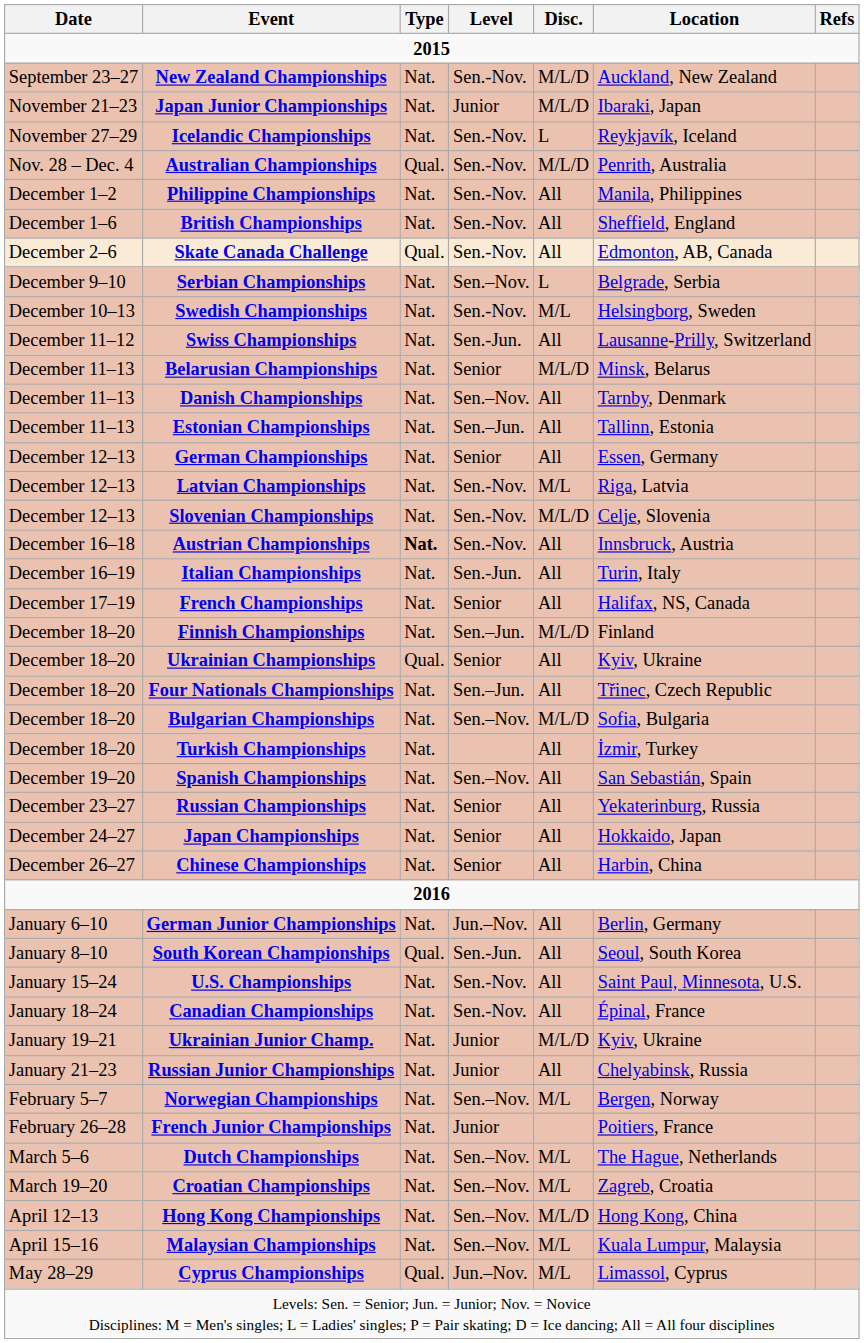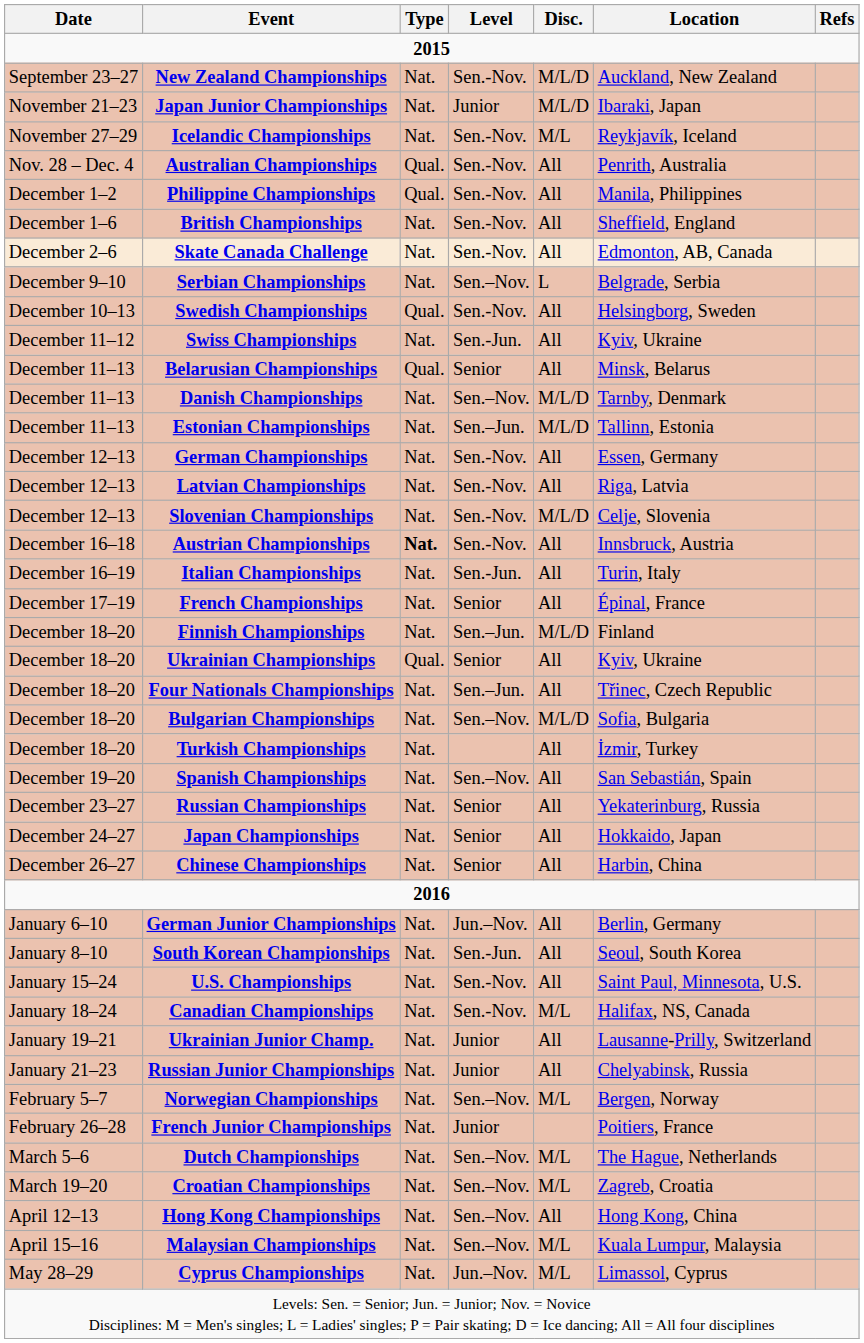(544, 135) L -> (554, 135) M/L
(564, 164) M/L/D -> (550, 164) All
(420, 194) Nat. -> (424, 194) Qual.
(424, 252) Qual. -> (420, 252) Nat.
(420, 310) Nat. -> (424, 310) Qual.
(554, 310) M/L -> (550, 310) All
(704, 340) Lausanne-Prilly, Switzerland -> (650, 340) Kyiv, Ukraine
(420, 369) Nat. -> (424, 369) Qual.
(564, 369) M/L/D -> (550, 369) All
(550, 398) All -> (564, 398) M/L/D
(550, 427) All -> (564, 427) M/L/D
(477, 456) Senior -> (490, 456) Sen.-Nov.
(554, 485) M/L -> (550, 485) All
(674, 602) Halifax, NS, Canada -> (651, 602) Épinal, France
(424, 952) Qual. -> (420, 952) Nat.
(550, 1011) All -> (554, 1011) M/L
(651, 1011) Épinal, France -> (674, 1011) Halifax, NS, Canada
(564, 1040) M/L/D -> (550, 1040) All
(650, 1040) Kyiv, Ukraine -> (704, 1040) Lausanne-Prilly, Switzerland
(564, 1215) M/L/D -> (550, 1215) All
(424, 1273) Qual. -> (420, 1273) Nat.
